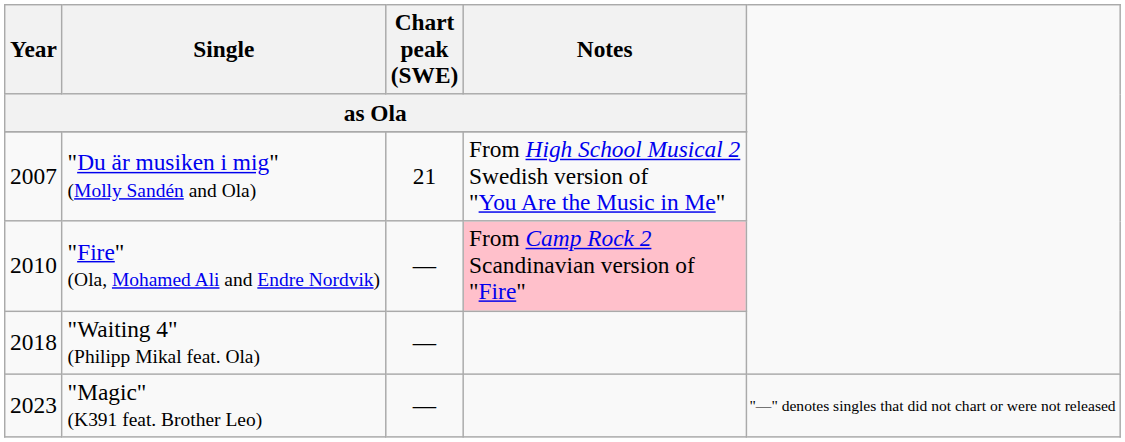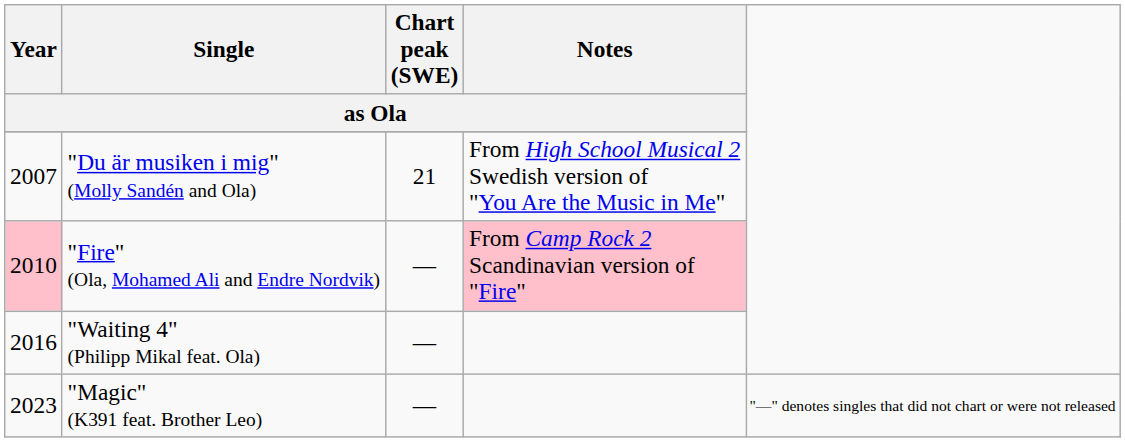(33, 265) no background -> (33, 265) pink background
(33, 342) 2018 -> (33, 342) 2016
